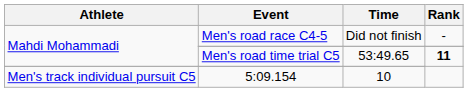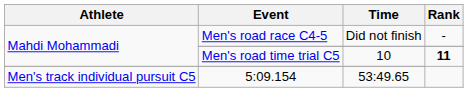(384, 57) 53:49.65 -> (384, 57) 10
(384, 77) 10 -> (384, 77) 53:49.65
